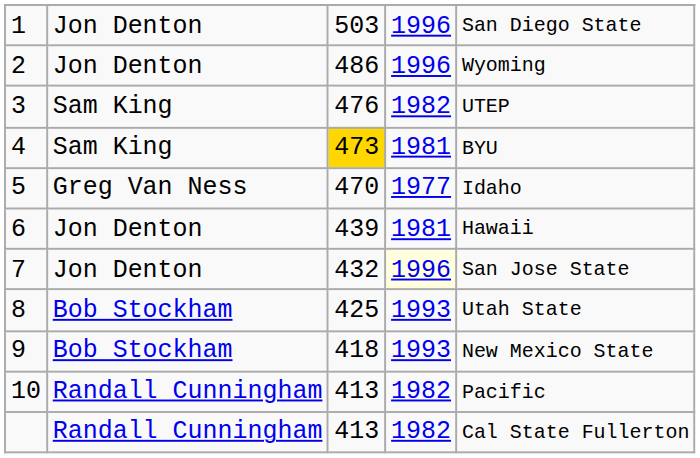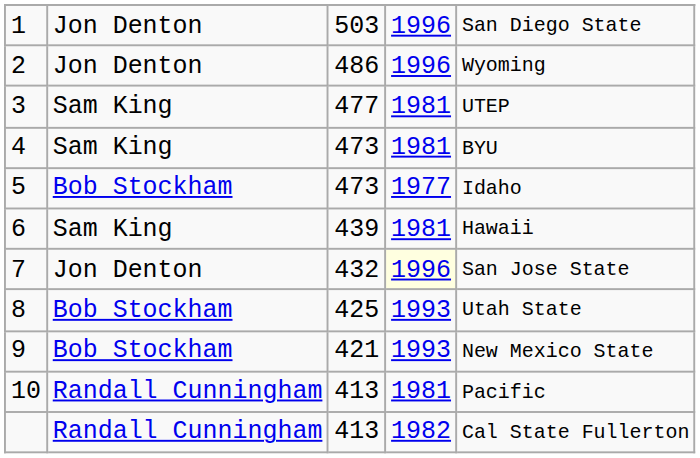(357, 107) 476 -> (357, 107) 477
(421, 107) 1982 -> (421, 107) 1981
(357, 147) gold background -> (357, 147) no background
(150, 188) Greg Van Ness -> (143, 188) Bob Stockham
(357, 188) 470 -> (357, 188) 473
(128, 229) Jon Denton -> (113, 229) Sam King
(357, 351) 418 -> (357, 351) 421
(421, 391) 1982 -> (421, 391) 1981
